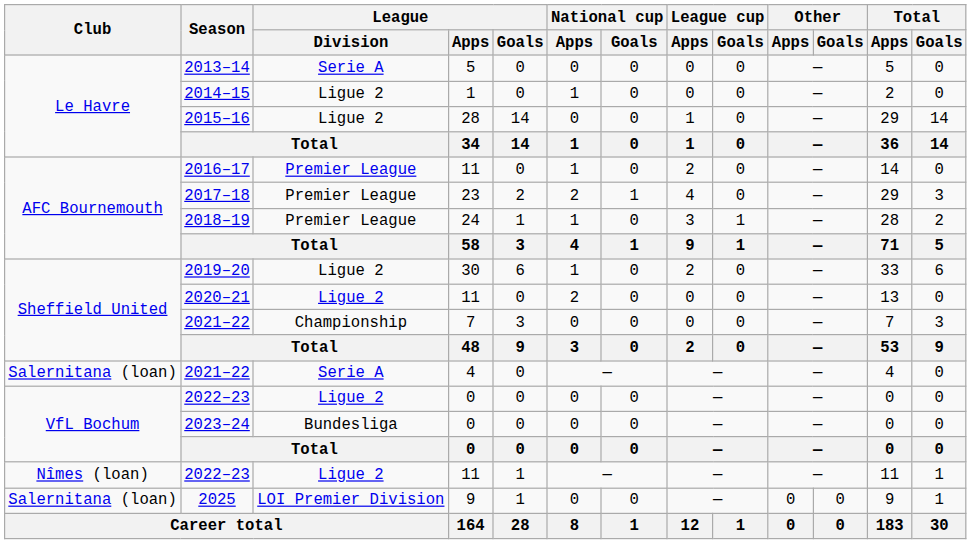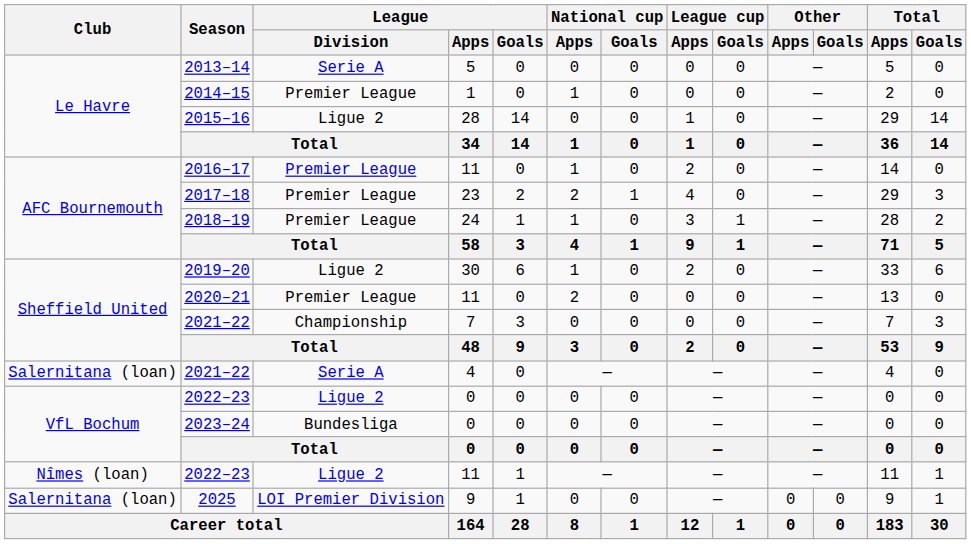(351, 94) Ligue 2 -> (351, 94) Premier League
(351, 297) Ligue 2 -> (351, 297) Premier League
